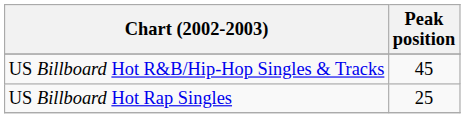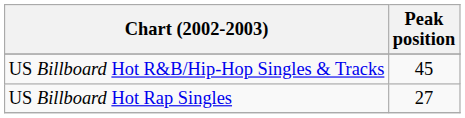(424, 98) 25 -> (424, 98) 27
